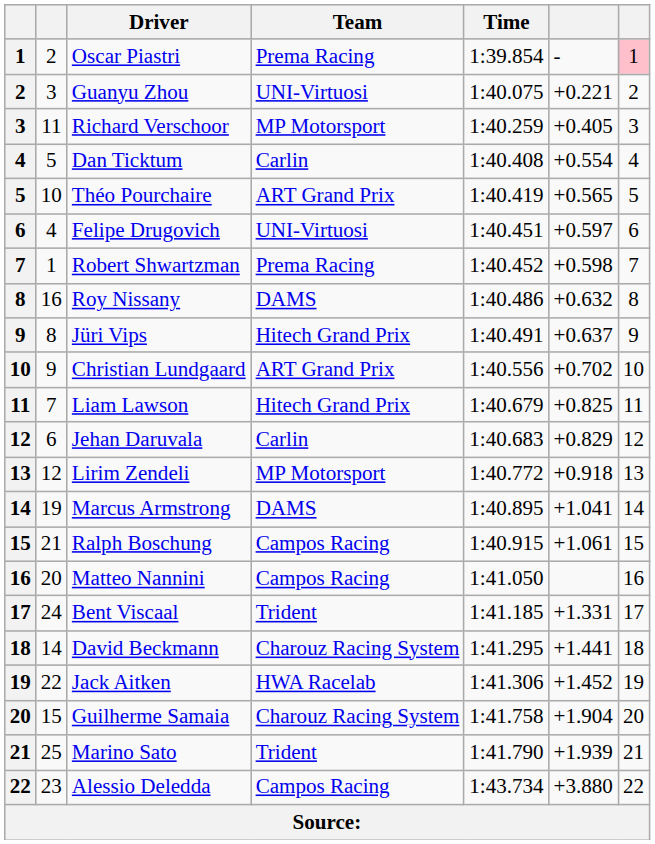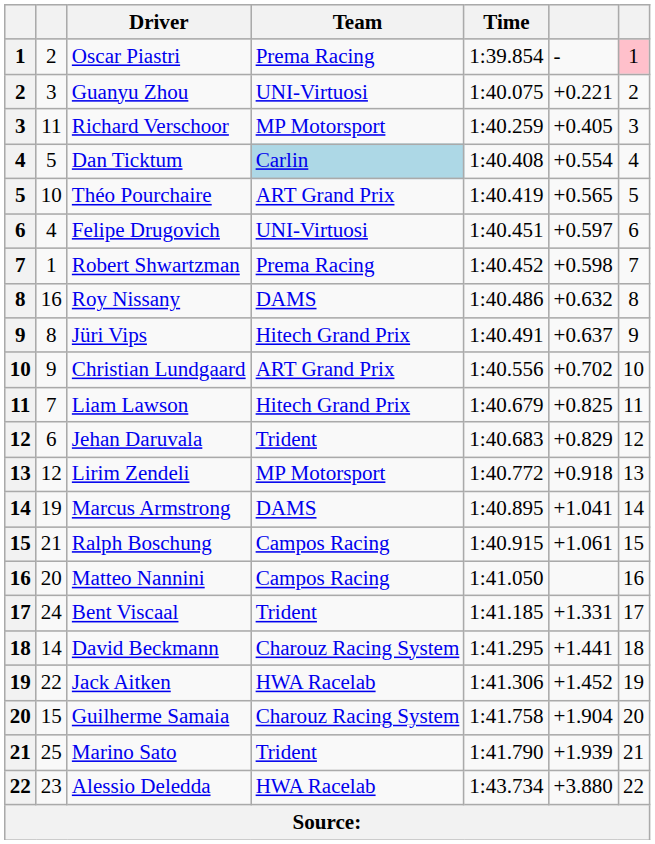(282, 160) no background -> (282, 160) lightblue background
(282, 438) Carlin -> (286, 438) Trident
(323, 786) Campos Racing -> (316, 786) HWA Racelab
